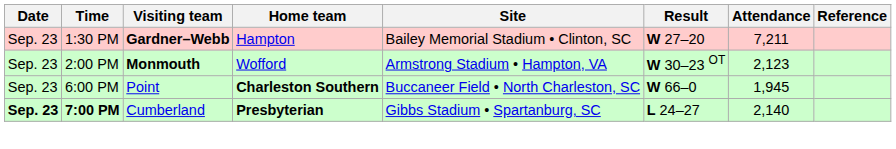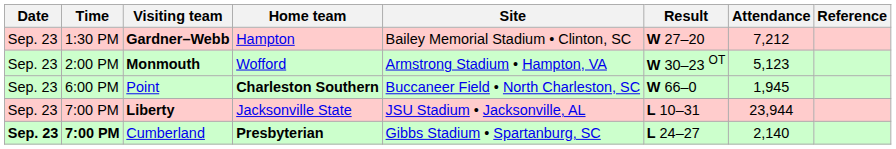(771, 39) 7,211 -> (771, 39) 7,212
(771, 63) 2,123 -> (771, 63) 5,123
+ row: (150, 110)
